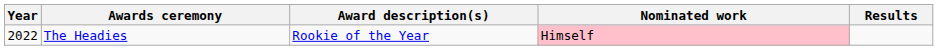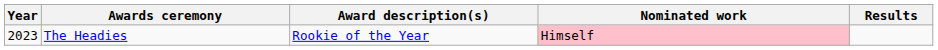(23, 35) 2022 -> (23, 35) 2023
